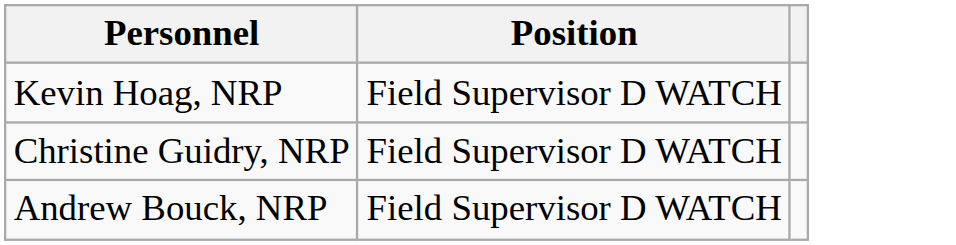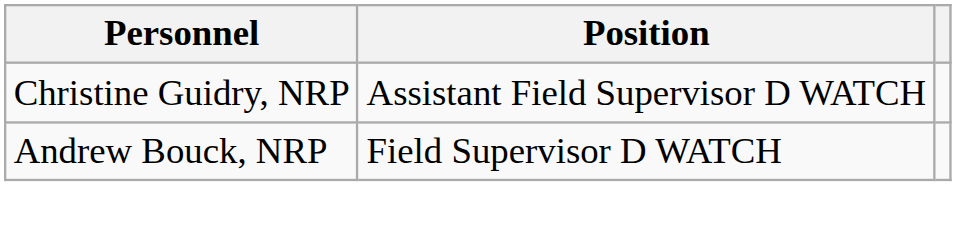- row: (148, 92)
(574, 150) Field Supervisor D WATCH -> (646, 92) Assistant Field Supervisor D WATCH
